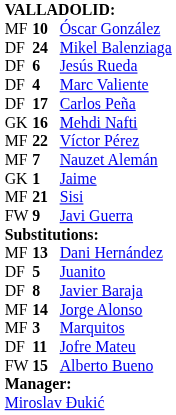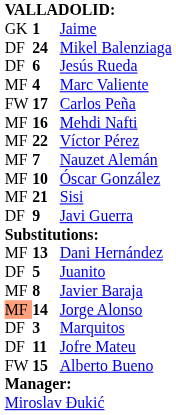rows swapped: (78, 178) <-> (110, 29)
(15, 85) DF -> (16, 85) MF
(15, 103) DF -> (17, 103) FW
(16, 122) GK -> (16, 122) MF
(17, 216) FW -> (15, 216) DF
(15, 290) DF -> (16, 290) MF
(16, 309) no background -> (16, 309) lightsalmon background
(16, 328) MF -> (15, 328) DF
